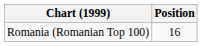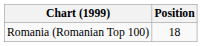(175, 32) 16 -> (175, 32) 18
